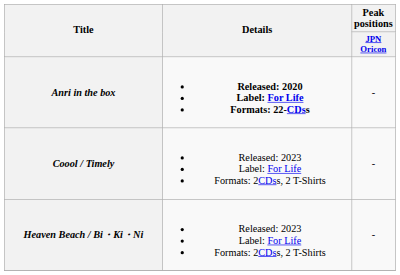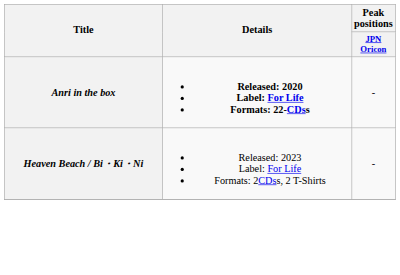- row: (83, 163)
